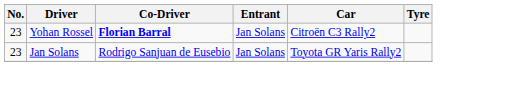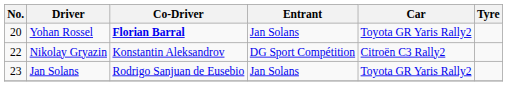(16, 32) 23 -> (16, 32) 20
(333, 32) Citroën C3 Rally2 -> (416, 32) Toyota GR Yaris Rally2
+ row: (68, 51)
